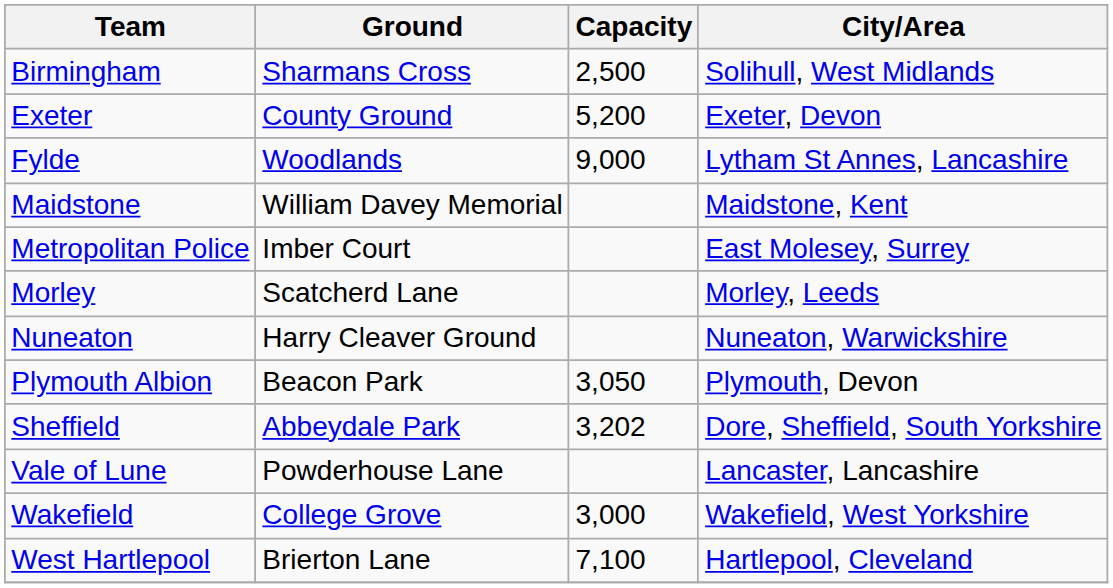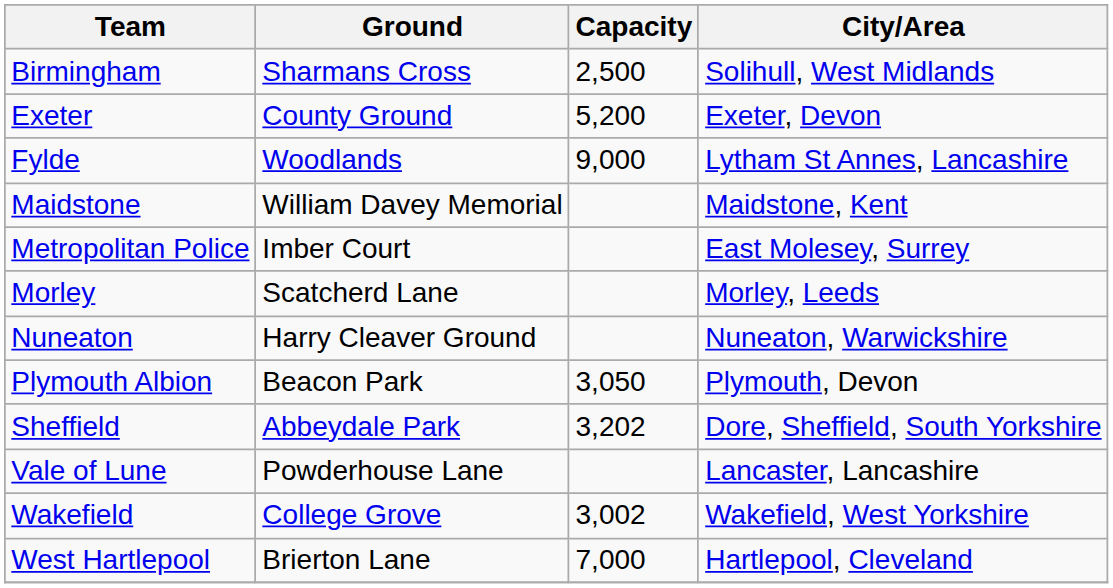(611, 515) 3,000 -> (611, 515) 3,002
(611, 559) 7,100 -> (611, 559) 7,000
